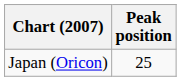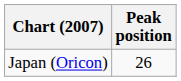(144, 62) 25 -> (144, 62) 26
